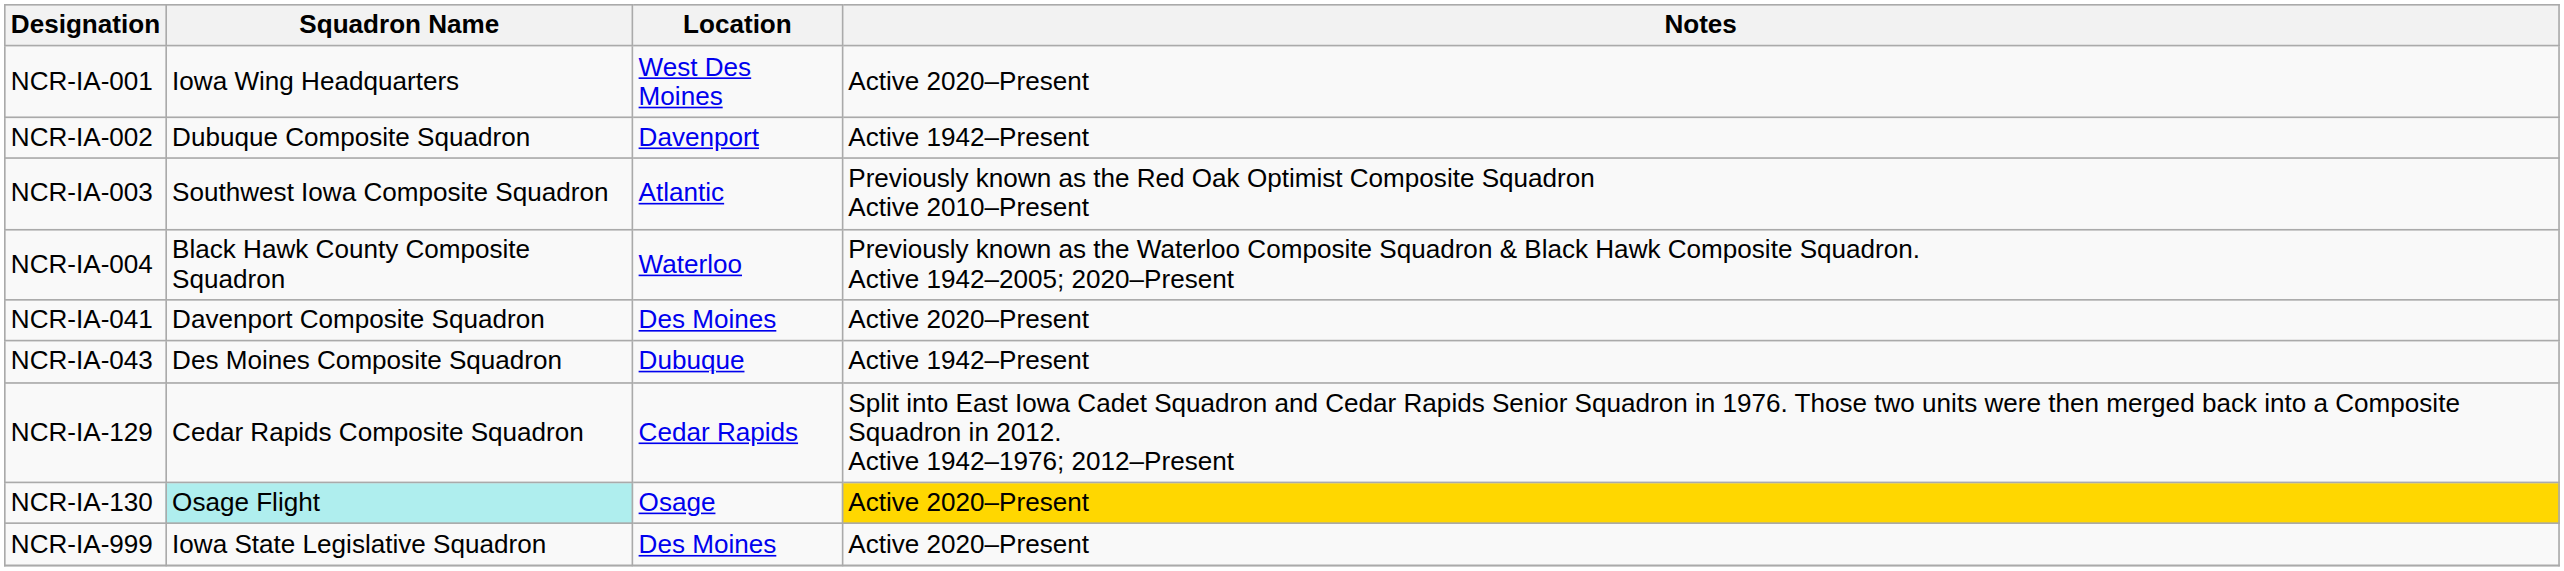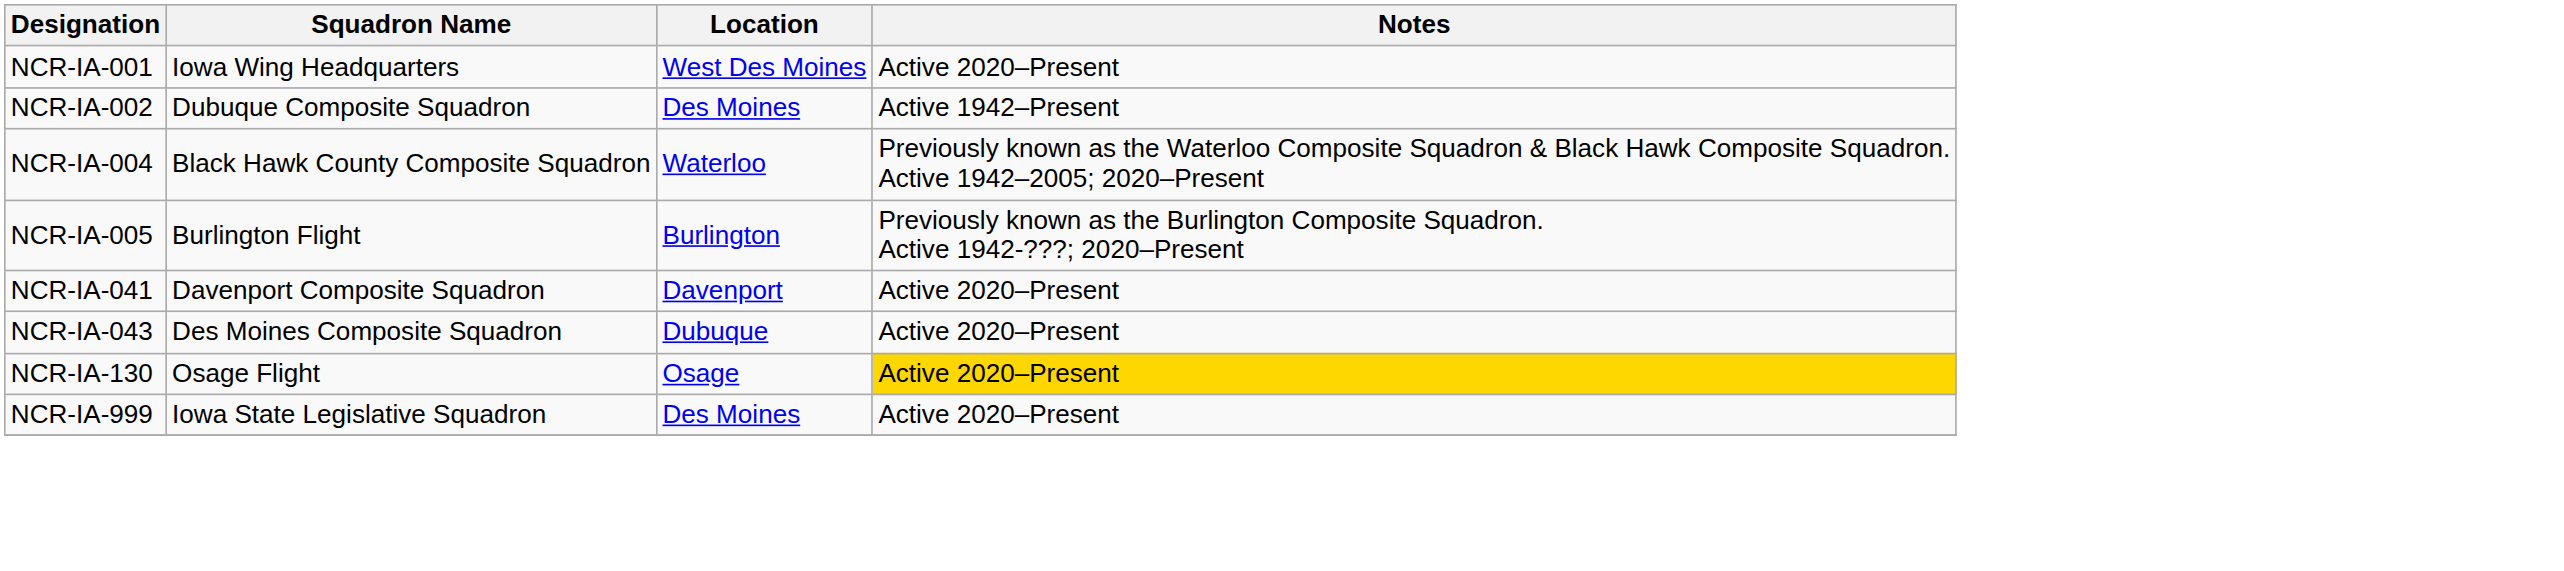(699, 137) Davenport -> (731, 107) Des Moines
- row: (82, 193)
+ row: (82, 234)
(707, 320) Des Moines -> (723, 290) Davenport
(969, 361) Active 1942–Present -> (999, 332) Active 2020–Present
- row: (82, 432)
(246, 502) paleturquoise background -> (246, 373) no background
